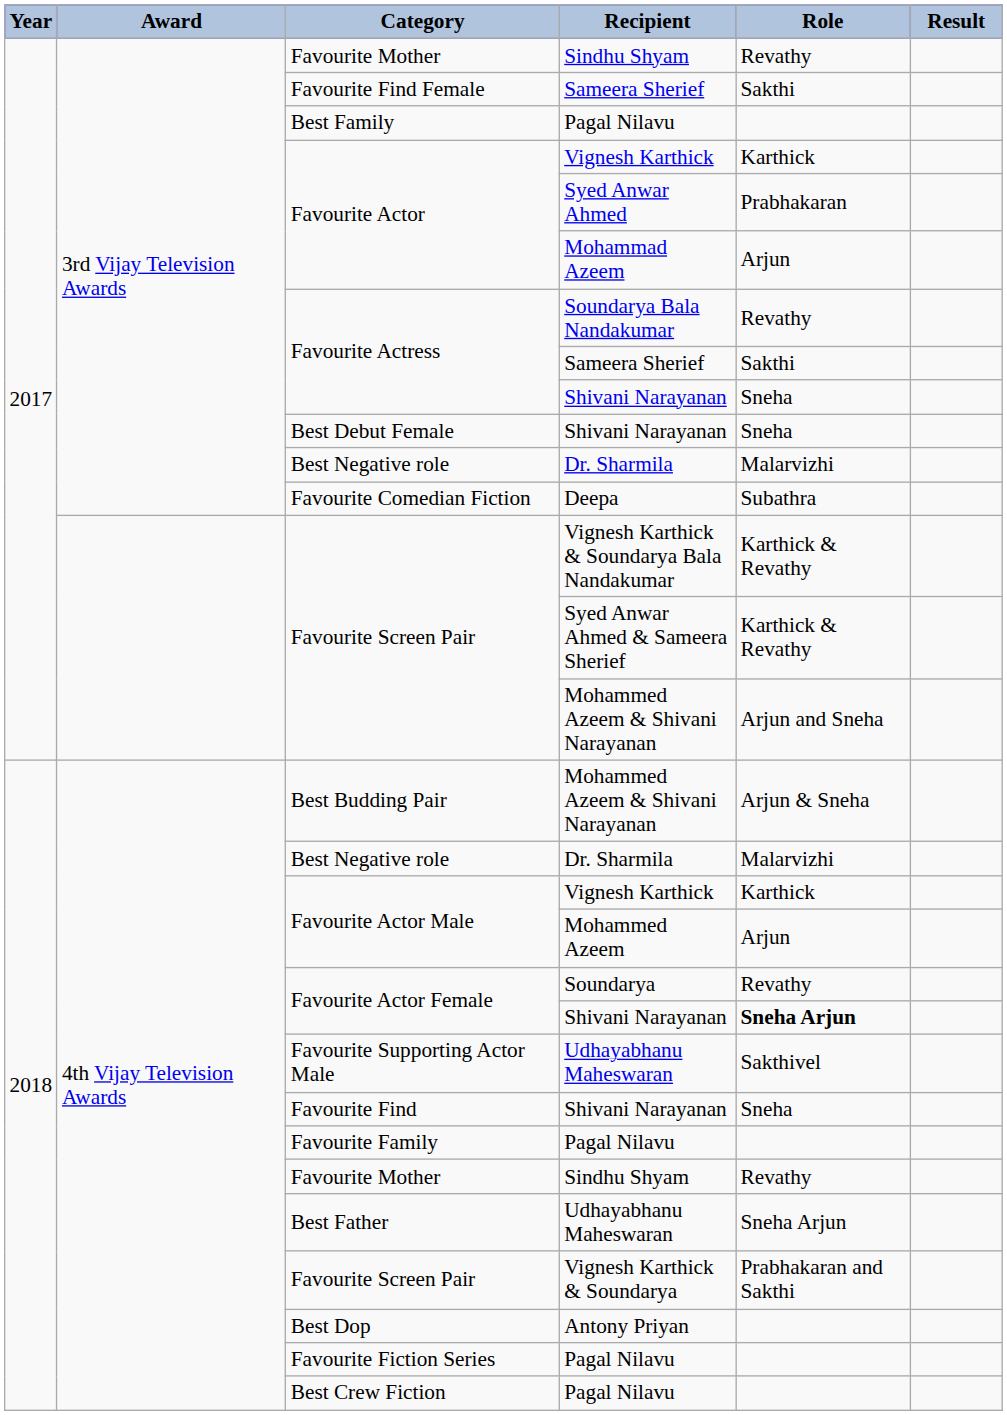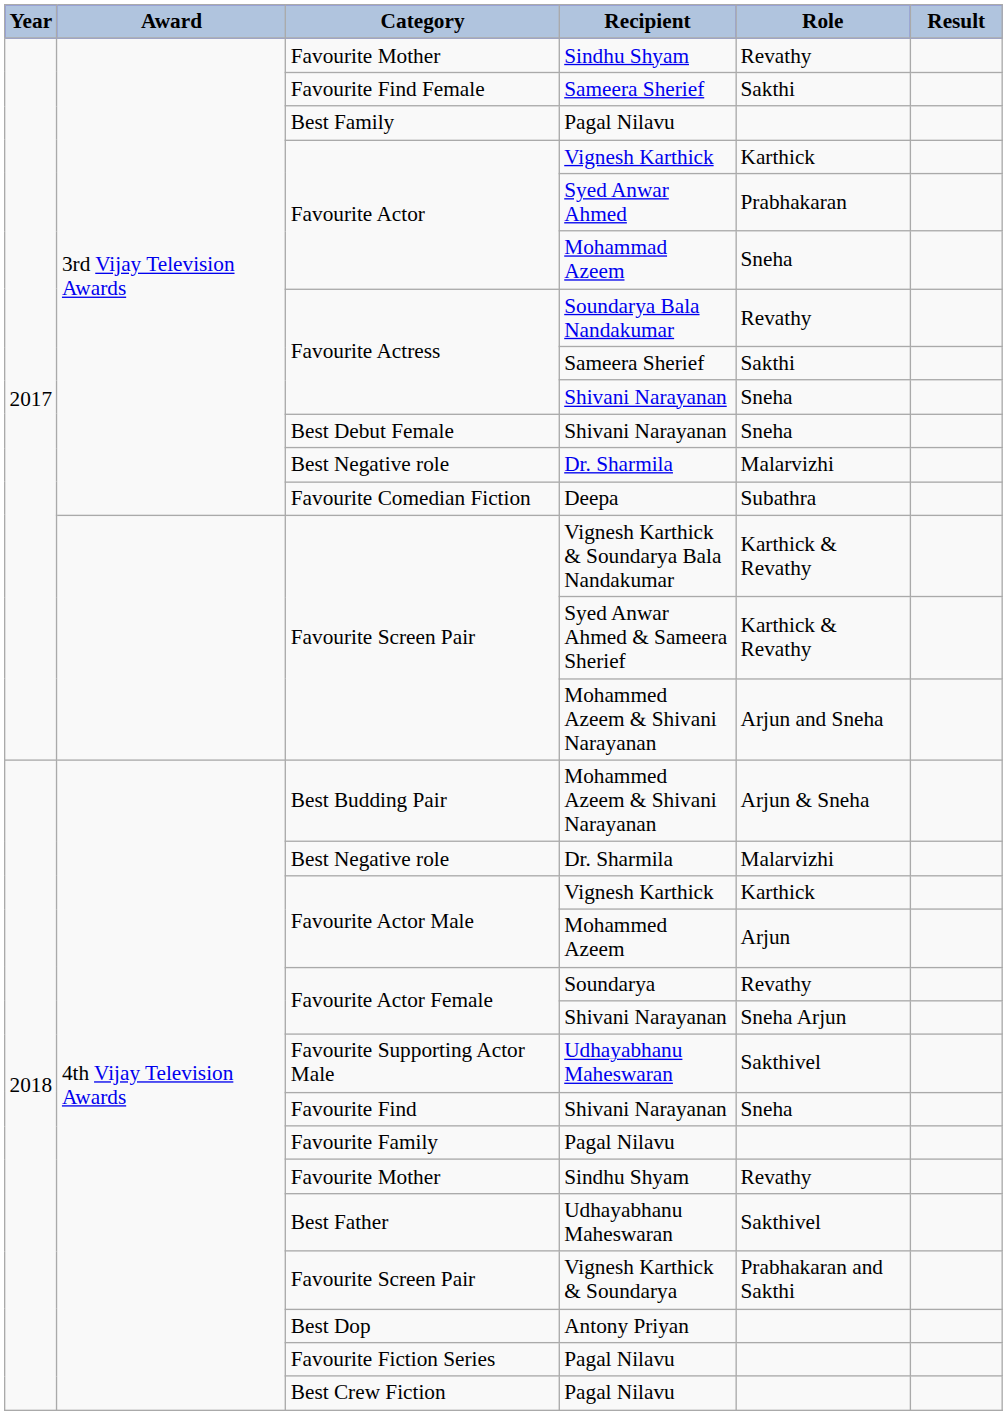(765, 259) Arjun -> (767, 259) Sneha
(798, 1017) bold -> (793, 1017) normal
(793, 1222) Sneha Arjun -> (781, 1222) Sakthivel
